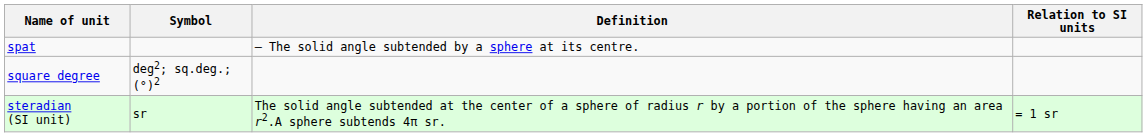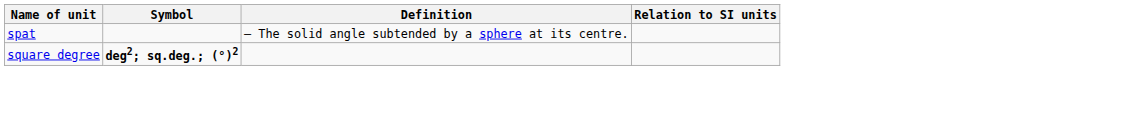(182, 76) normal -> (172, 54) bold
- row: (39, 114)
